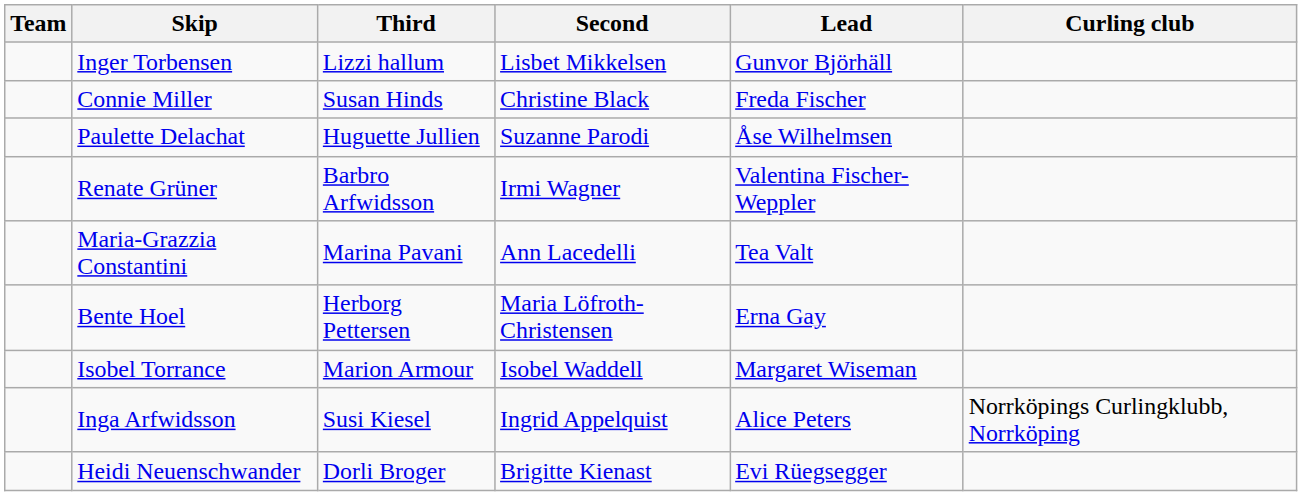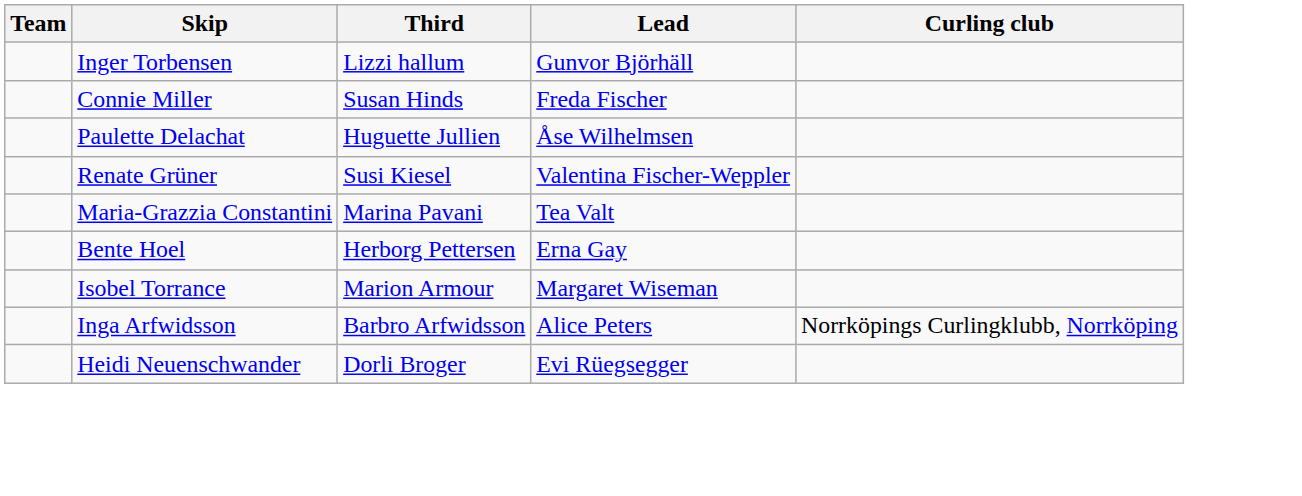- column: (612, 23)
(378, 188) Barbro Arfwidsson -> (397, 174) Susi Kiesel
(377, 419) Susi Kiesel -> (434, 325) Barbro Arfwidsson
